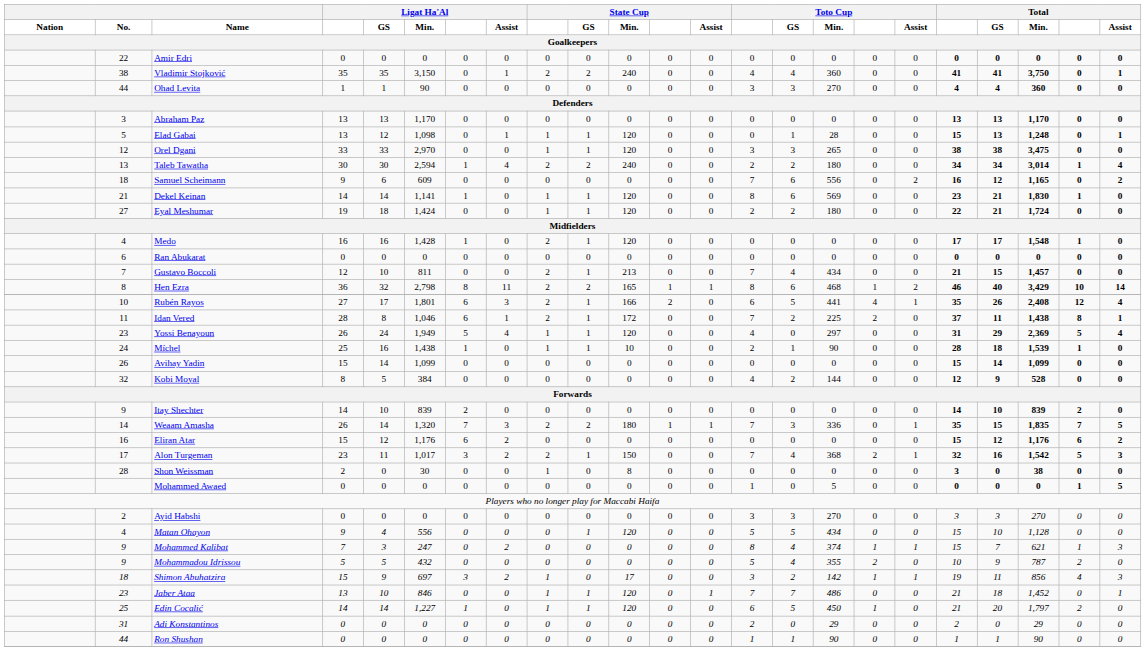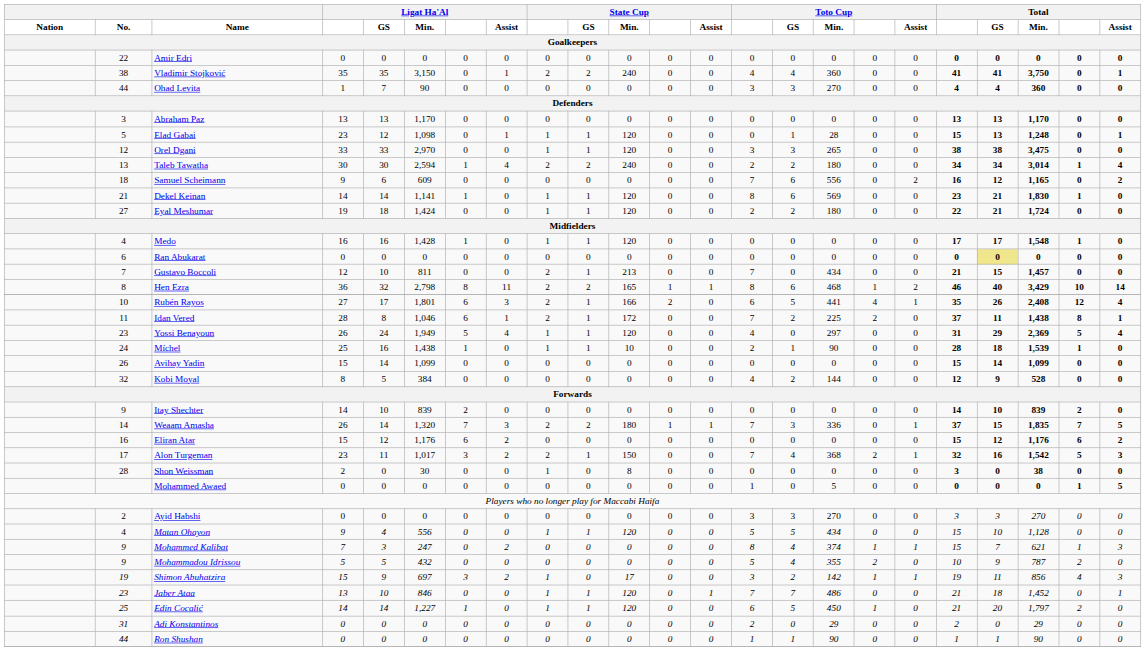(384, 88) 1 -> (384, 88) 7
(343, 134) 13 -> (343, 134) 23
(547, 241) 2 -> (547, 241) 1
(997, 256) no background -> (997, 256) khaki background
(793, 272) 4 -> (793, 272) 0
(957, 425) 35 -> (957, 425) 37
(547, 532) 0 -> (547, 532) 1
(124, 577) 18 -> (124, 577) 19
